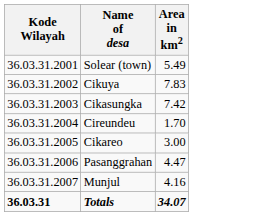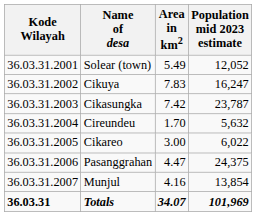+ column: (220, 29)
